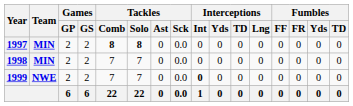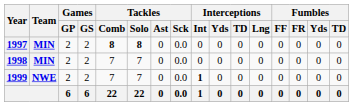(200, 77) 0 -> (200, 77) 1
